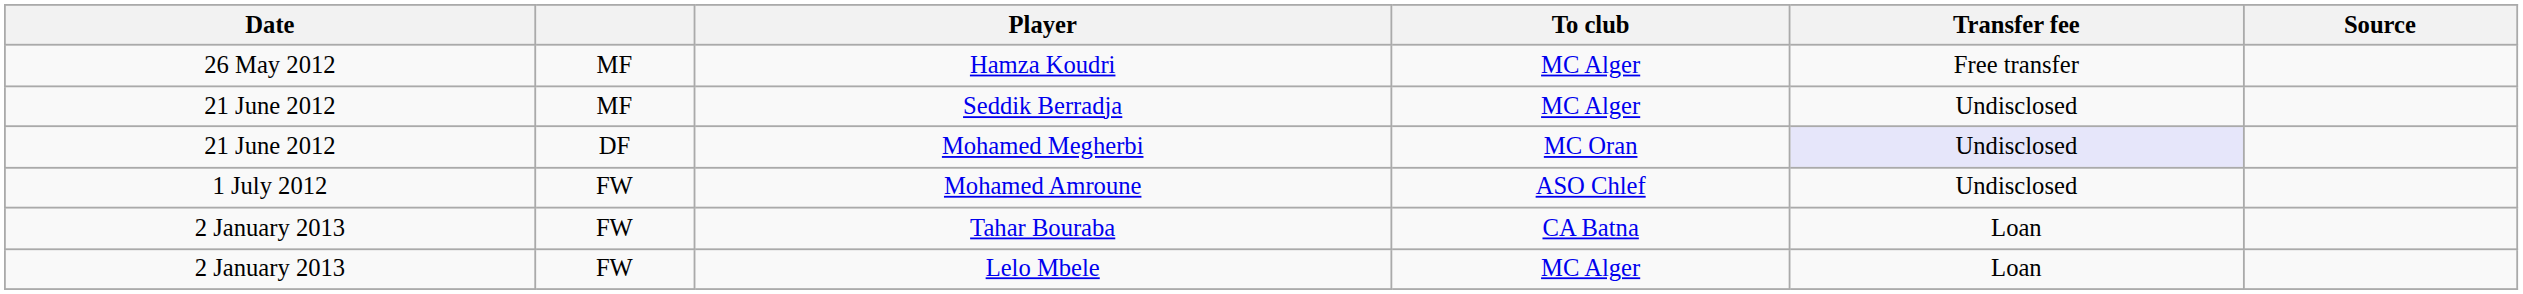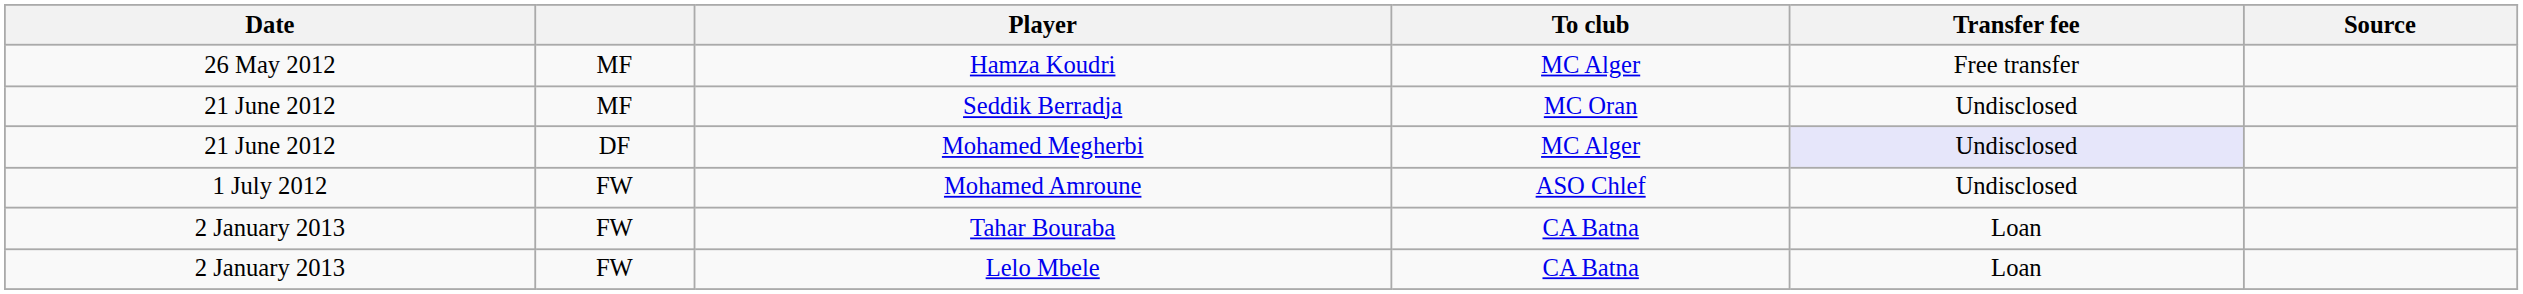(1591, 105) MC Alger -> (1591, 105) MC Oran
(1591, 146) MC Oran -> (1591, 146) MC Alger
(1591, 268) MC Alger -> (1591, 268) CA Batna
